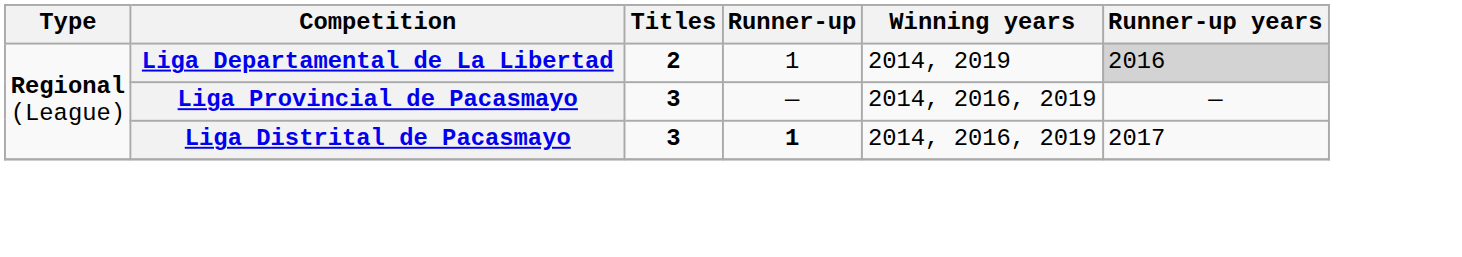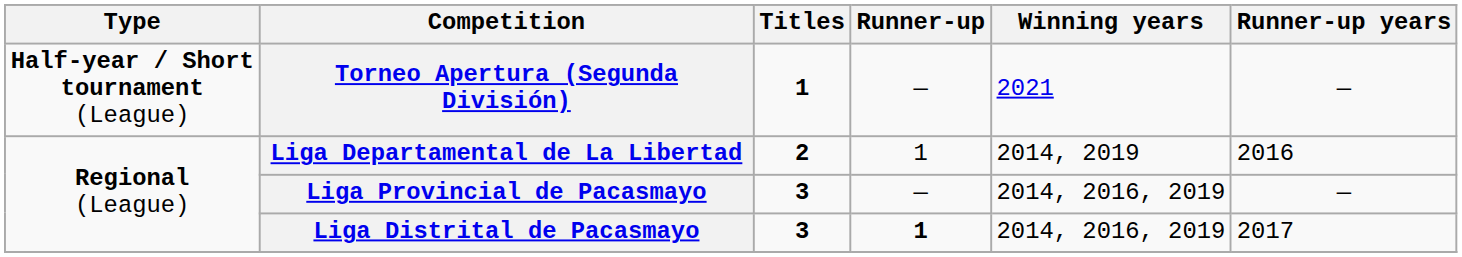+ row: (506, 90)
(1137, 63) lightgrey background -> (1265, 156) no background
